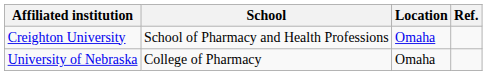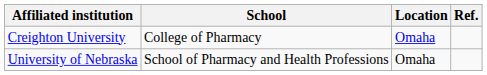(266, 37) School of Pharmacy and Health Professions -> (203, 37) College of Pharmacy
(203, 59) College of Pharmacy -> (266, 59) School of Pharmacy and Health Professions
